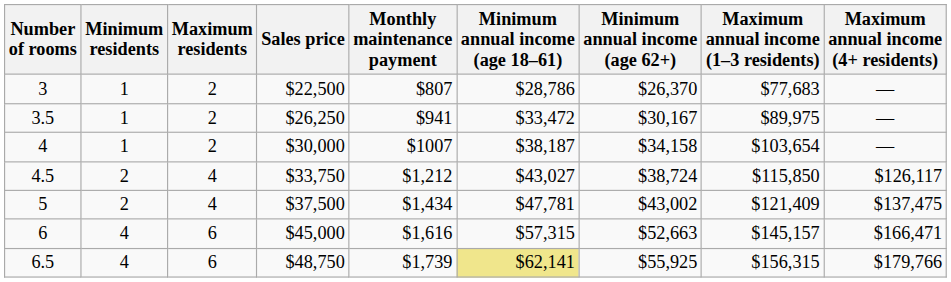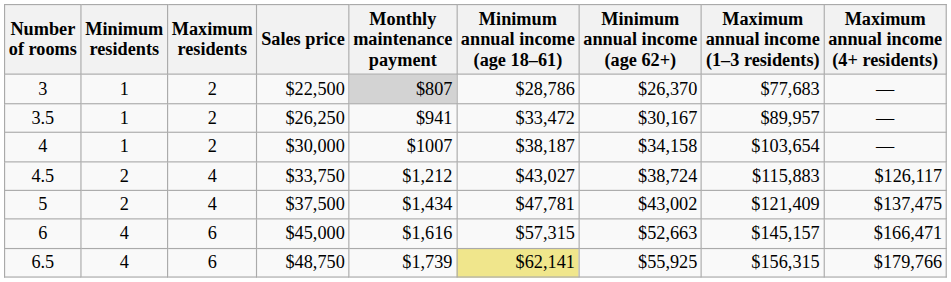(434, 88) no background -> (434, 88) lightgrey background
(790, 117) $89,975 -> (790, 117) $89,957
(786, 175) $115,850 -> (786, 175) $115,883
